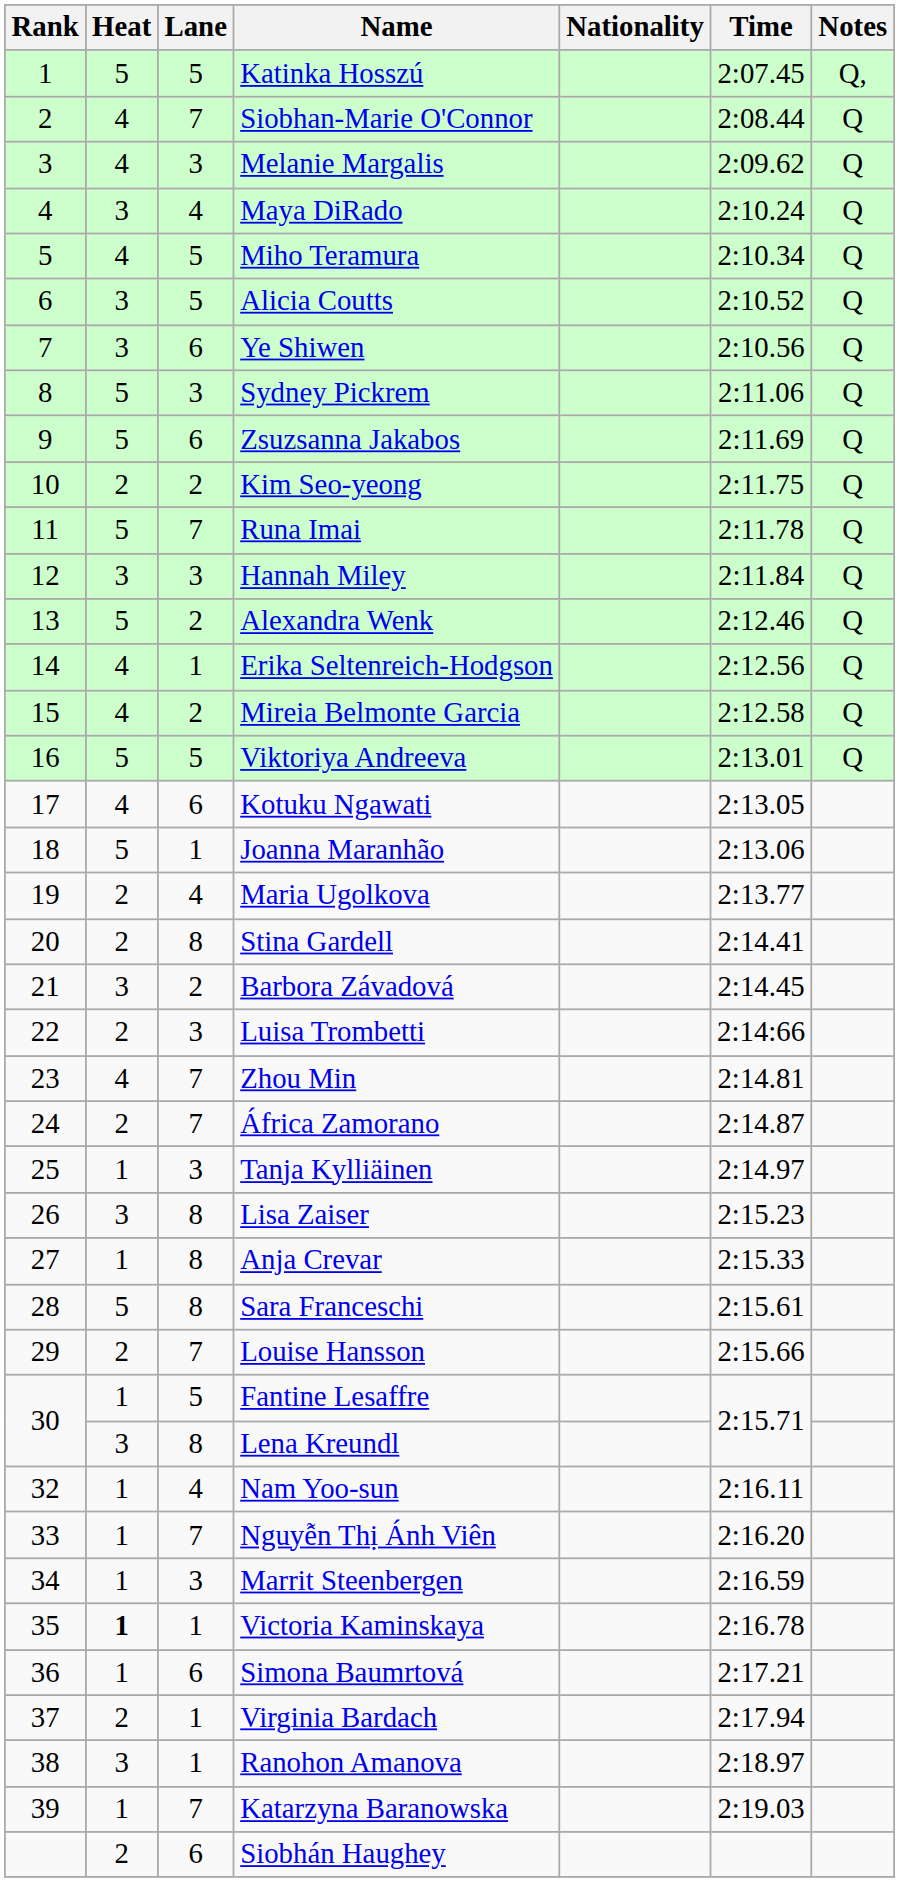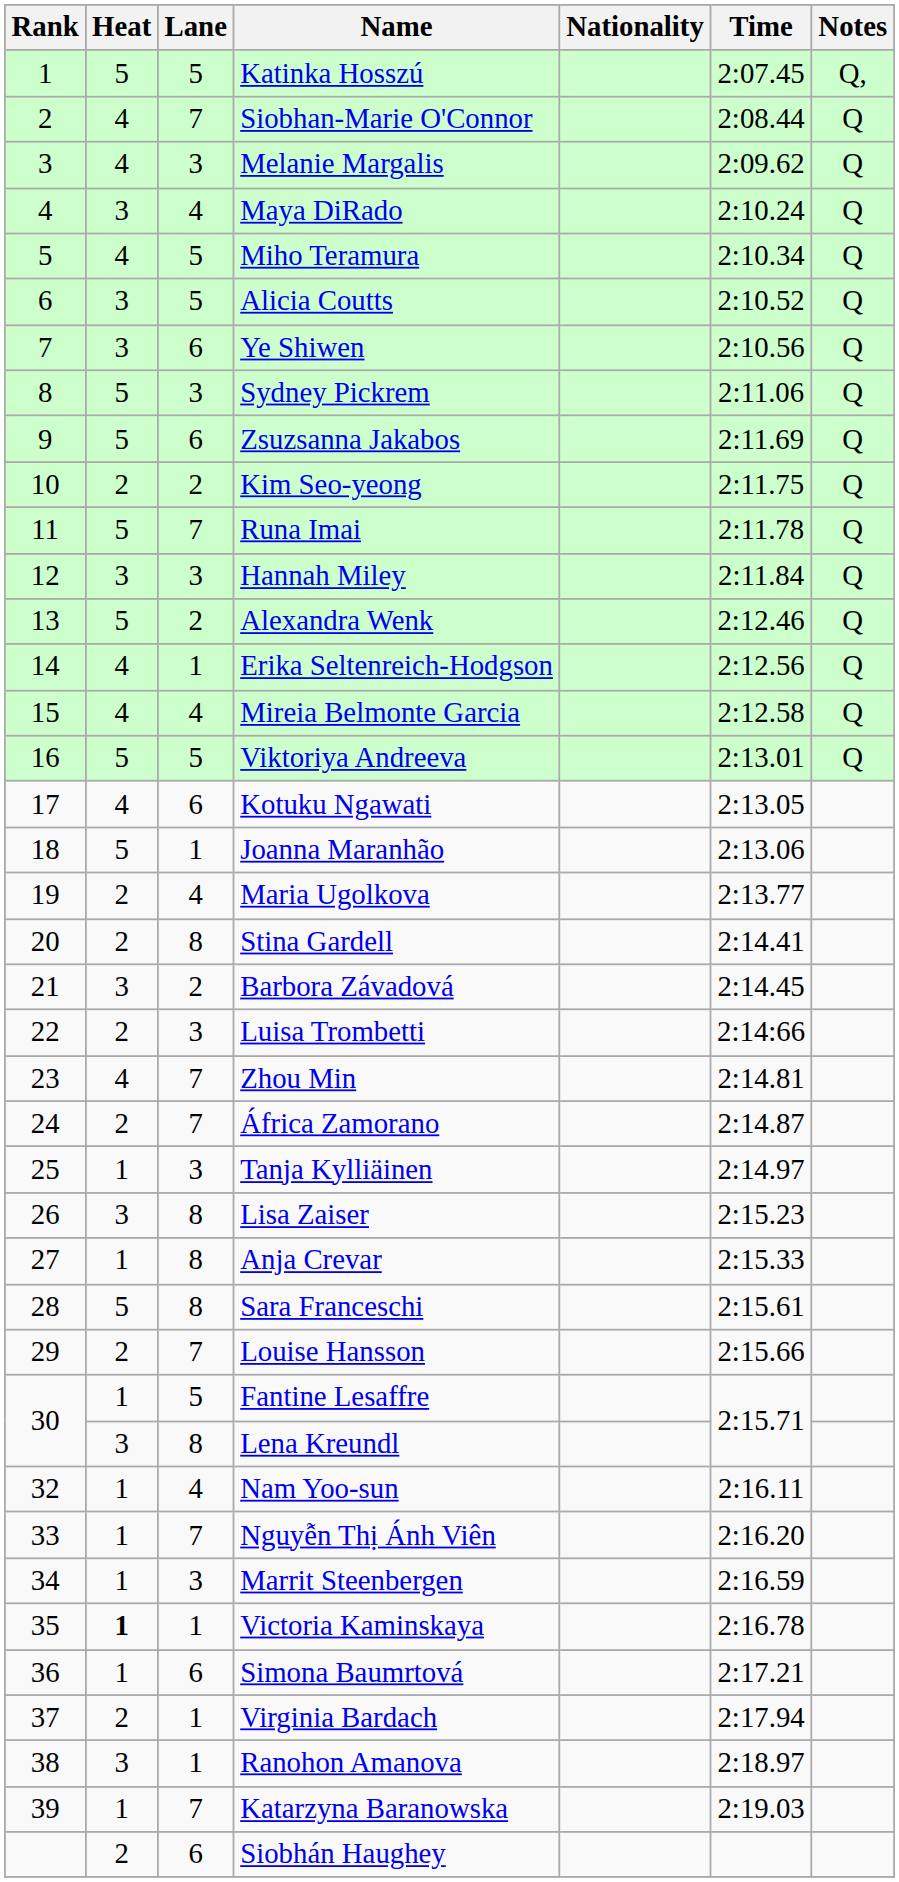(196, 712) 2 -> (196, 712) 4
